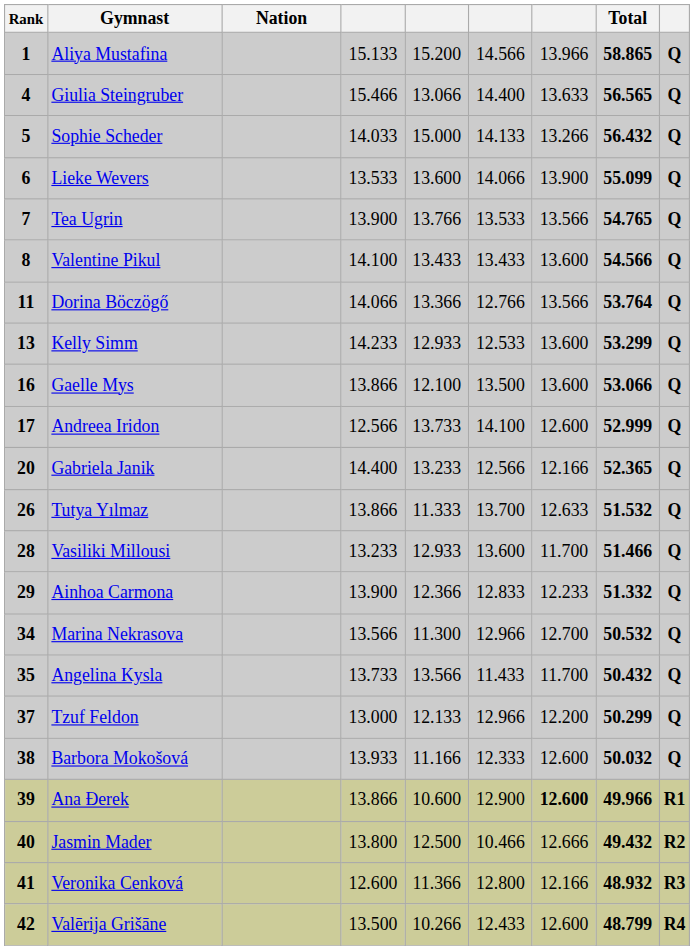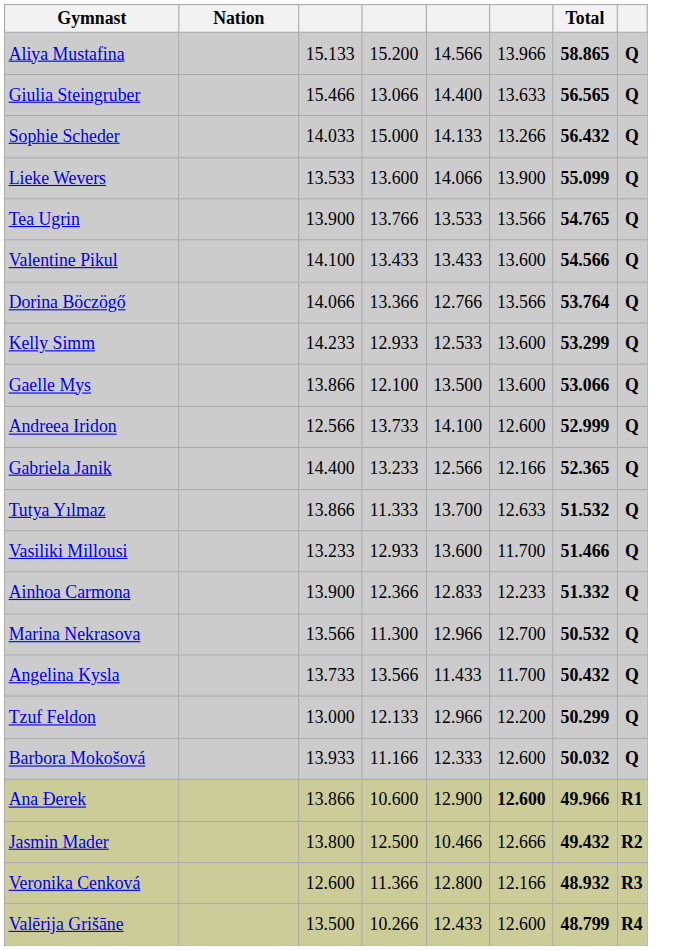- column: (26, 19)
